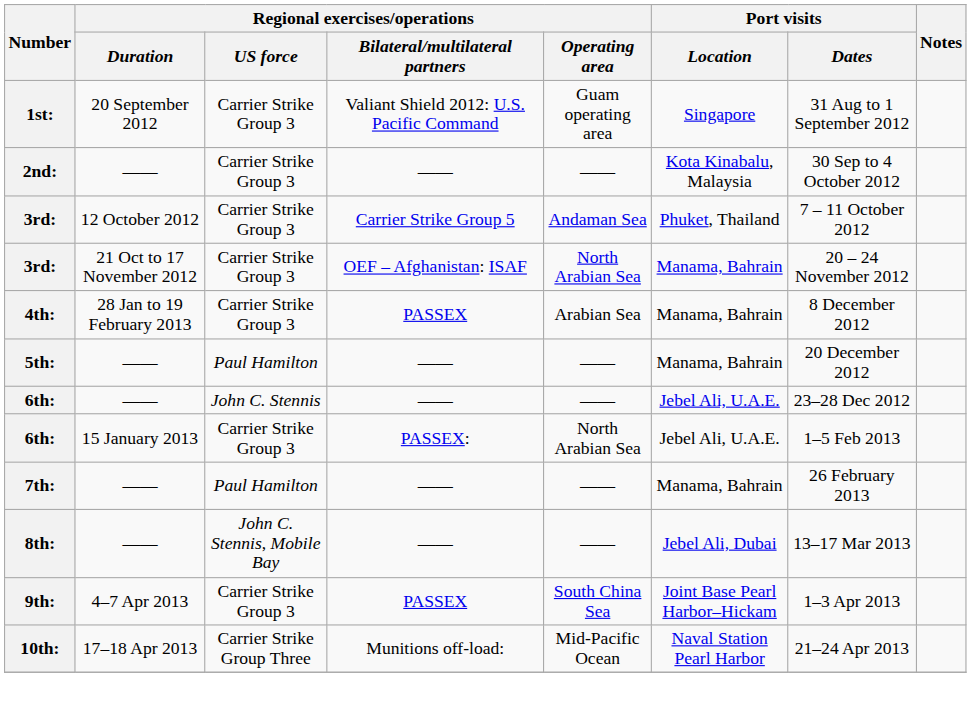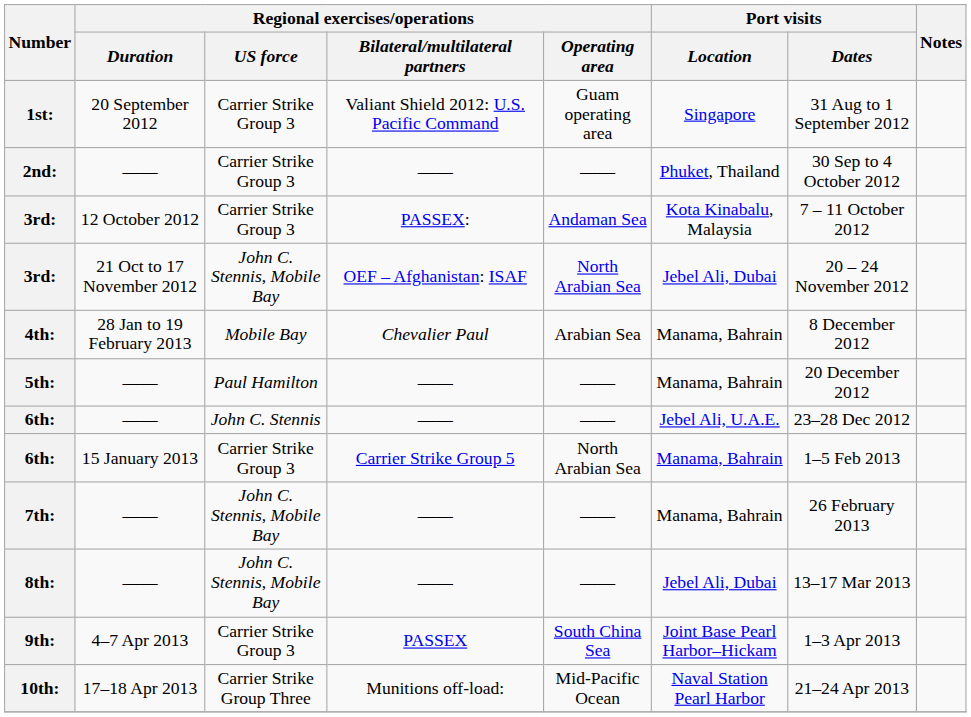(720, 171) Kota Kinabalu, Malaysia -> (720, 171) Phuket, Thailand
(435, 219) Carrier Strike Group 5 -> (435, 219) PASSEX:
(720, 219) Phuket, Thailand -> (720, 219) Kota Kinabalu, Malaysia
(266, 266) Carrier Strike Group 3 -> (266, 276) John C. Stennis, Mobile Bay
(720, 266) Manama, Bahrain -> (720, 276) Jebel Ali, Dubai
(266, 314) Carrier Strike Group 3 -> (266, 334) Mobile Bay
(435, 314) PASSEX -> (435, 334) Chevalier Paul
(435, 437) PASSEX: -> (435, 457) Carrier Strike Group 5
(720, 437) Jebel Ali, U.A.E. -> (720, 457) Manama, Bahrain
(266, 485) Paul Hamilton -> (266, 515) John C. Stennis, Mobile Bay
